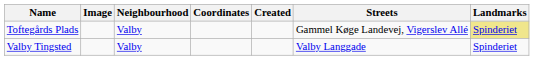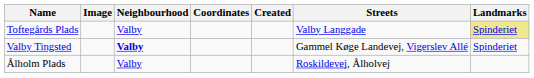(382, 30) Gammel Køge Landevej, Vigerslev Allé -> (331, 30) Valby Langgade
(129, 47) normal -> (130, 47) bold
(331, 47) Valby Langgade -> (382, 47) Gammel Køge Landevej, Vigerslev Allé
+ row: (36, 64)
